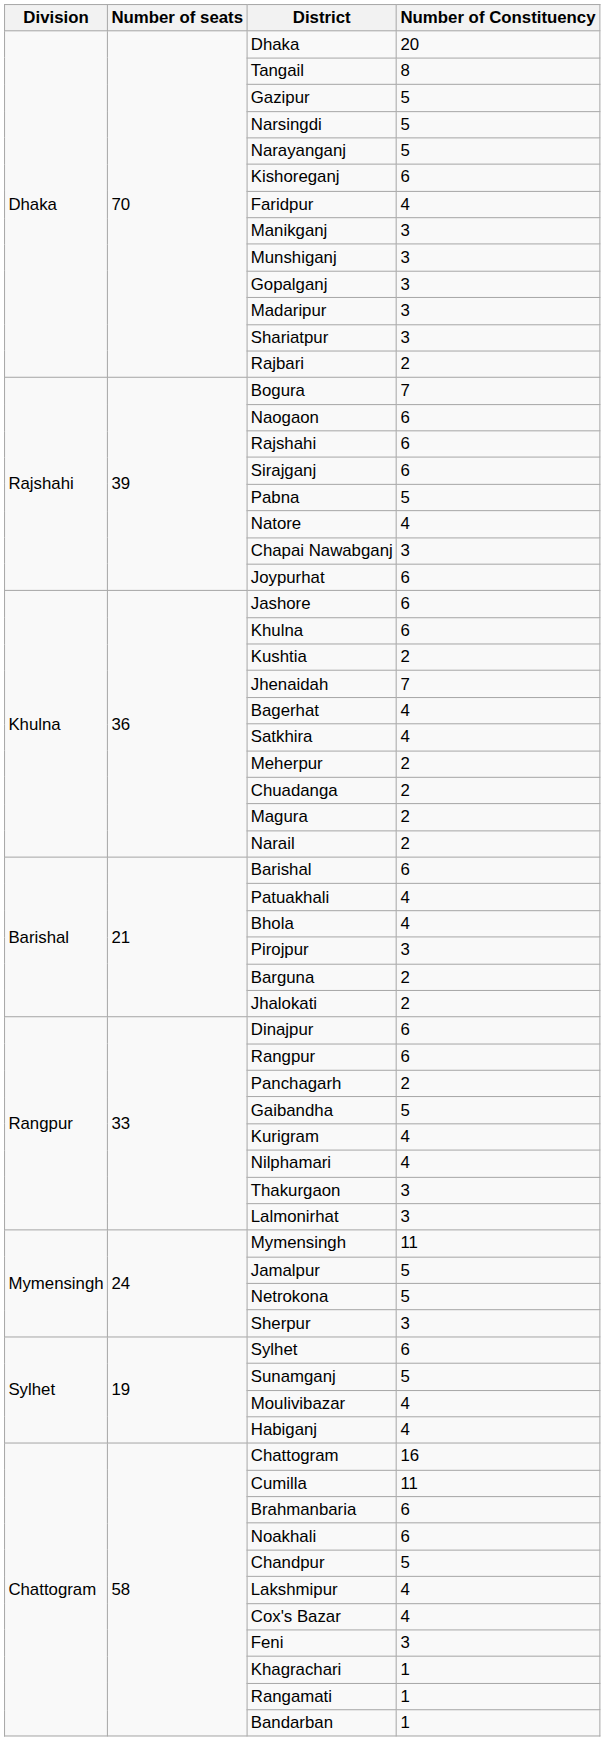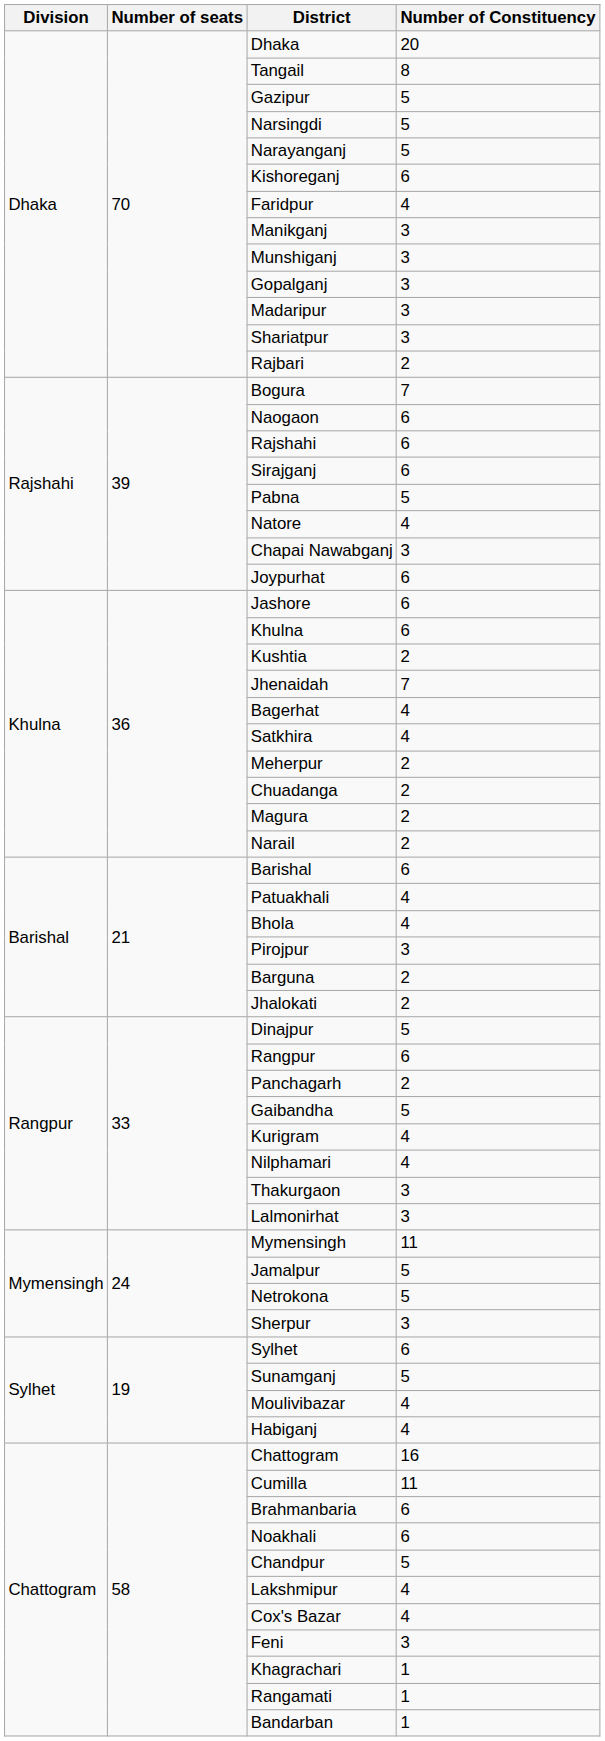(405, 1030) 6 -> (405, 1030) 5
